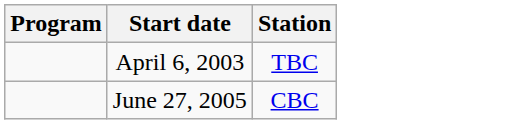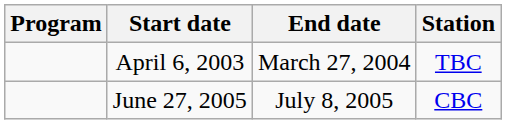+ column: (334, 23)
